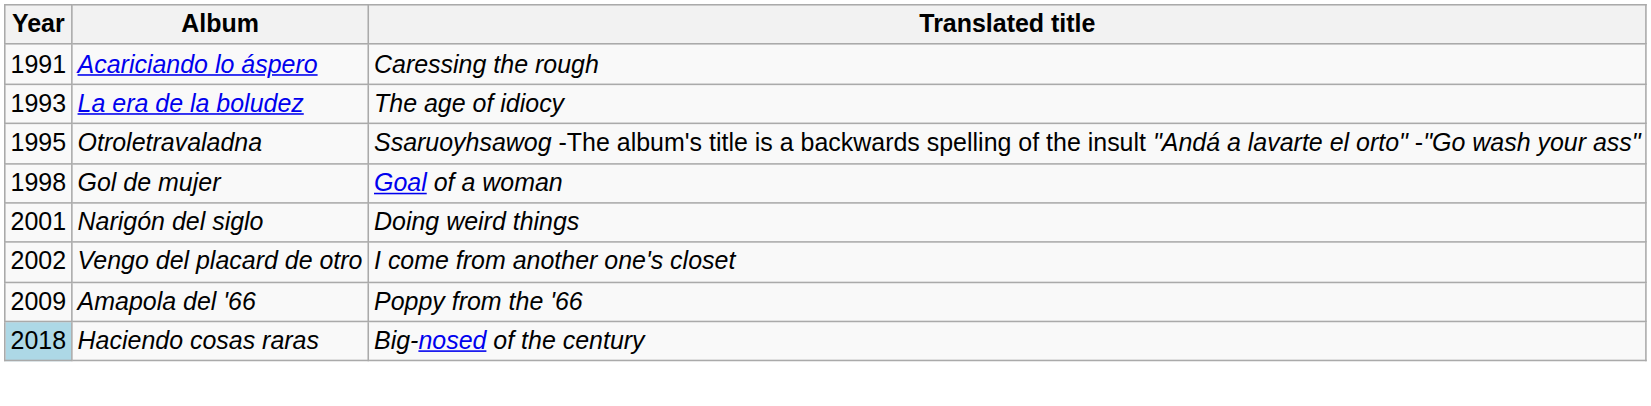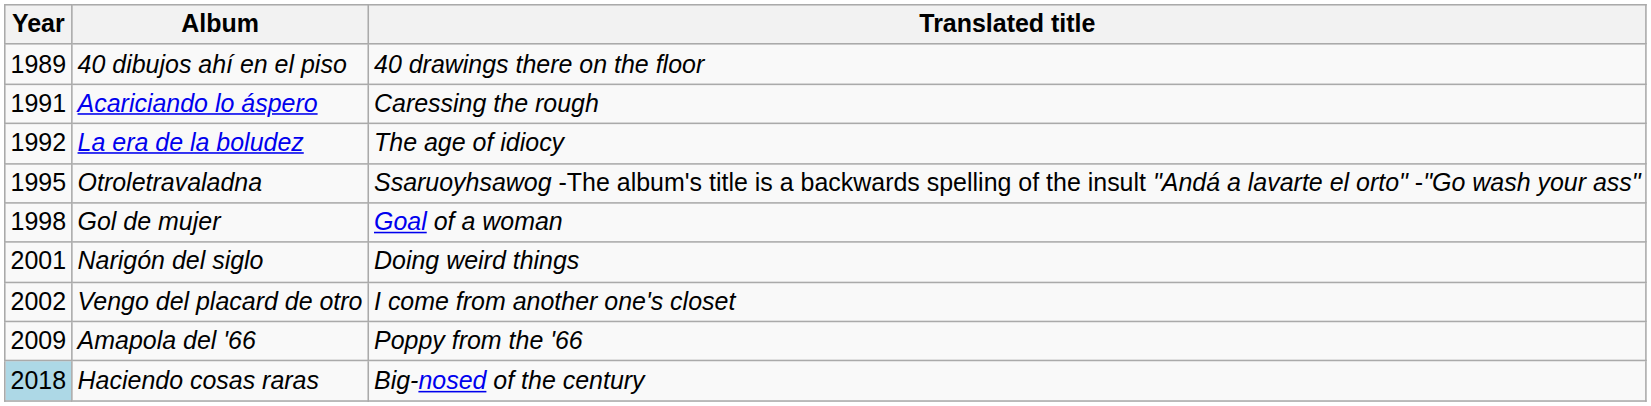+ row: (212, 63)
(38, 103) 1993 -> (38, 143) 1992
